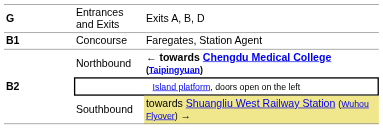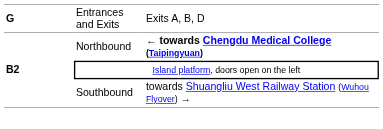- row: (101, 41)
(257, 109) khaki background -> (257, 93) no background
